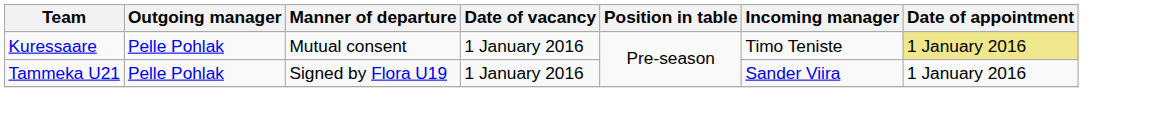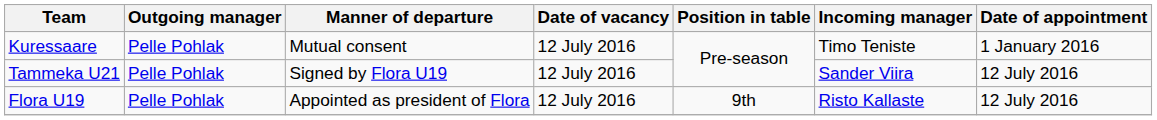(524, 45) 1 January 2016 -> (587, 45) 12 July 2016
(967, 45) khaki background -> (1040, 45) no background
(524, 73) 1 January 2016 -> (587, 73) 12 July 2016
(967, 73) 1 January 2016 -> (1029, 73) 12 July 2016
+ row: (46, 100)
